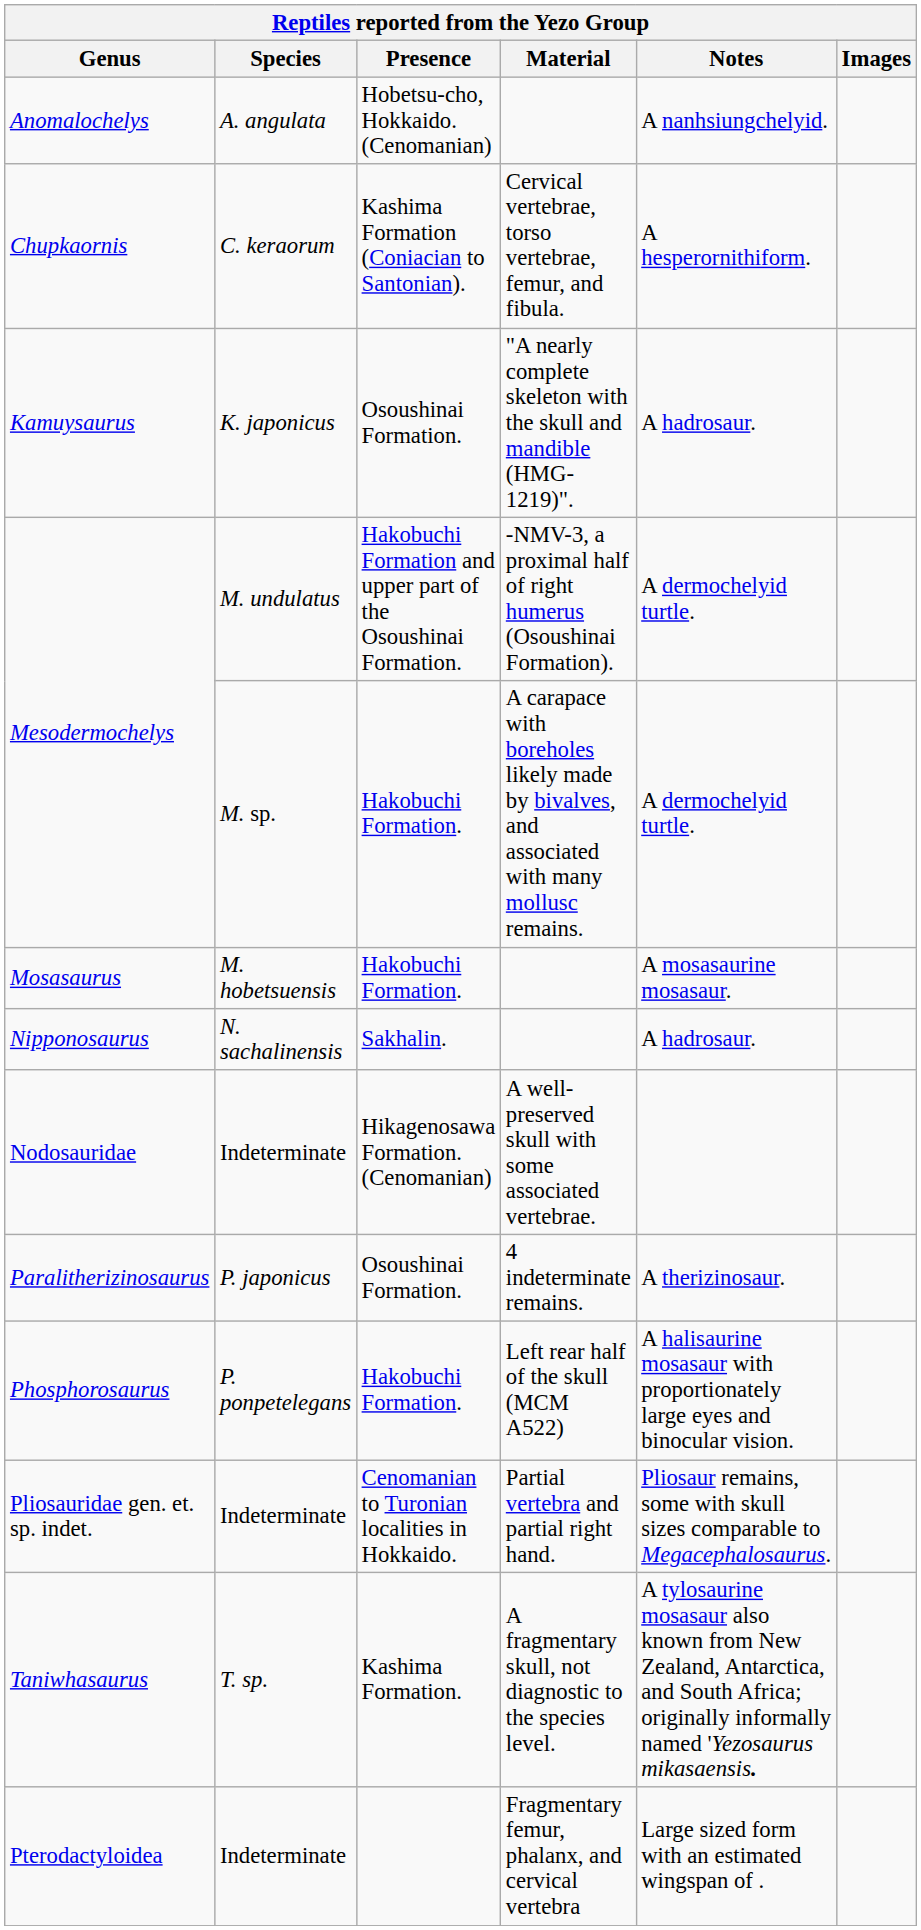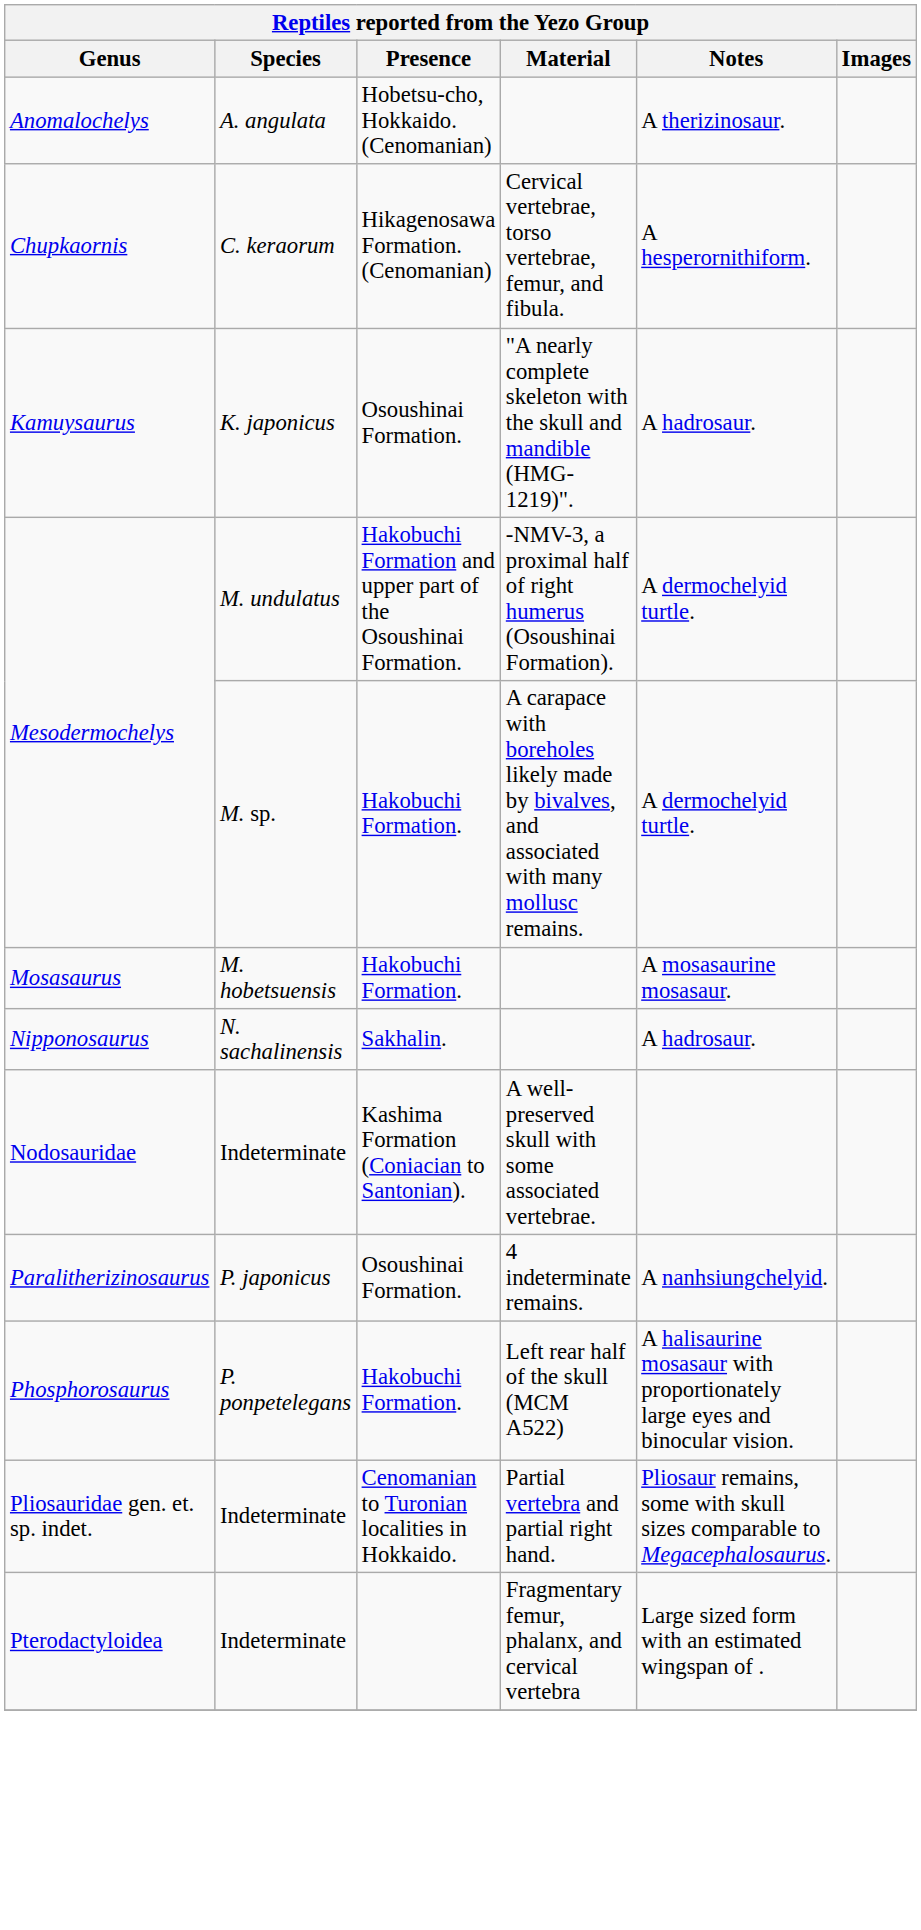(735, 120) A nanhsiungchelyid. -> (713, 120) A therizinosaur.
(423, 245) Kashima Formation (Coniacian to Santonian). -> (428, 245) Hikagenosawa Formation. (Cenomanian)
(428, 1151) Hikagenosawa Formation. (Cenomanian) -> (423, 1151) Kashima Formation (Coniacian to Santonian).
(713, 1277) A therizinosaur. -> (735, 1277) A nanhsiungchelyid.
- row: (79, 1679)
